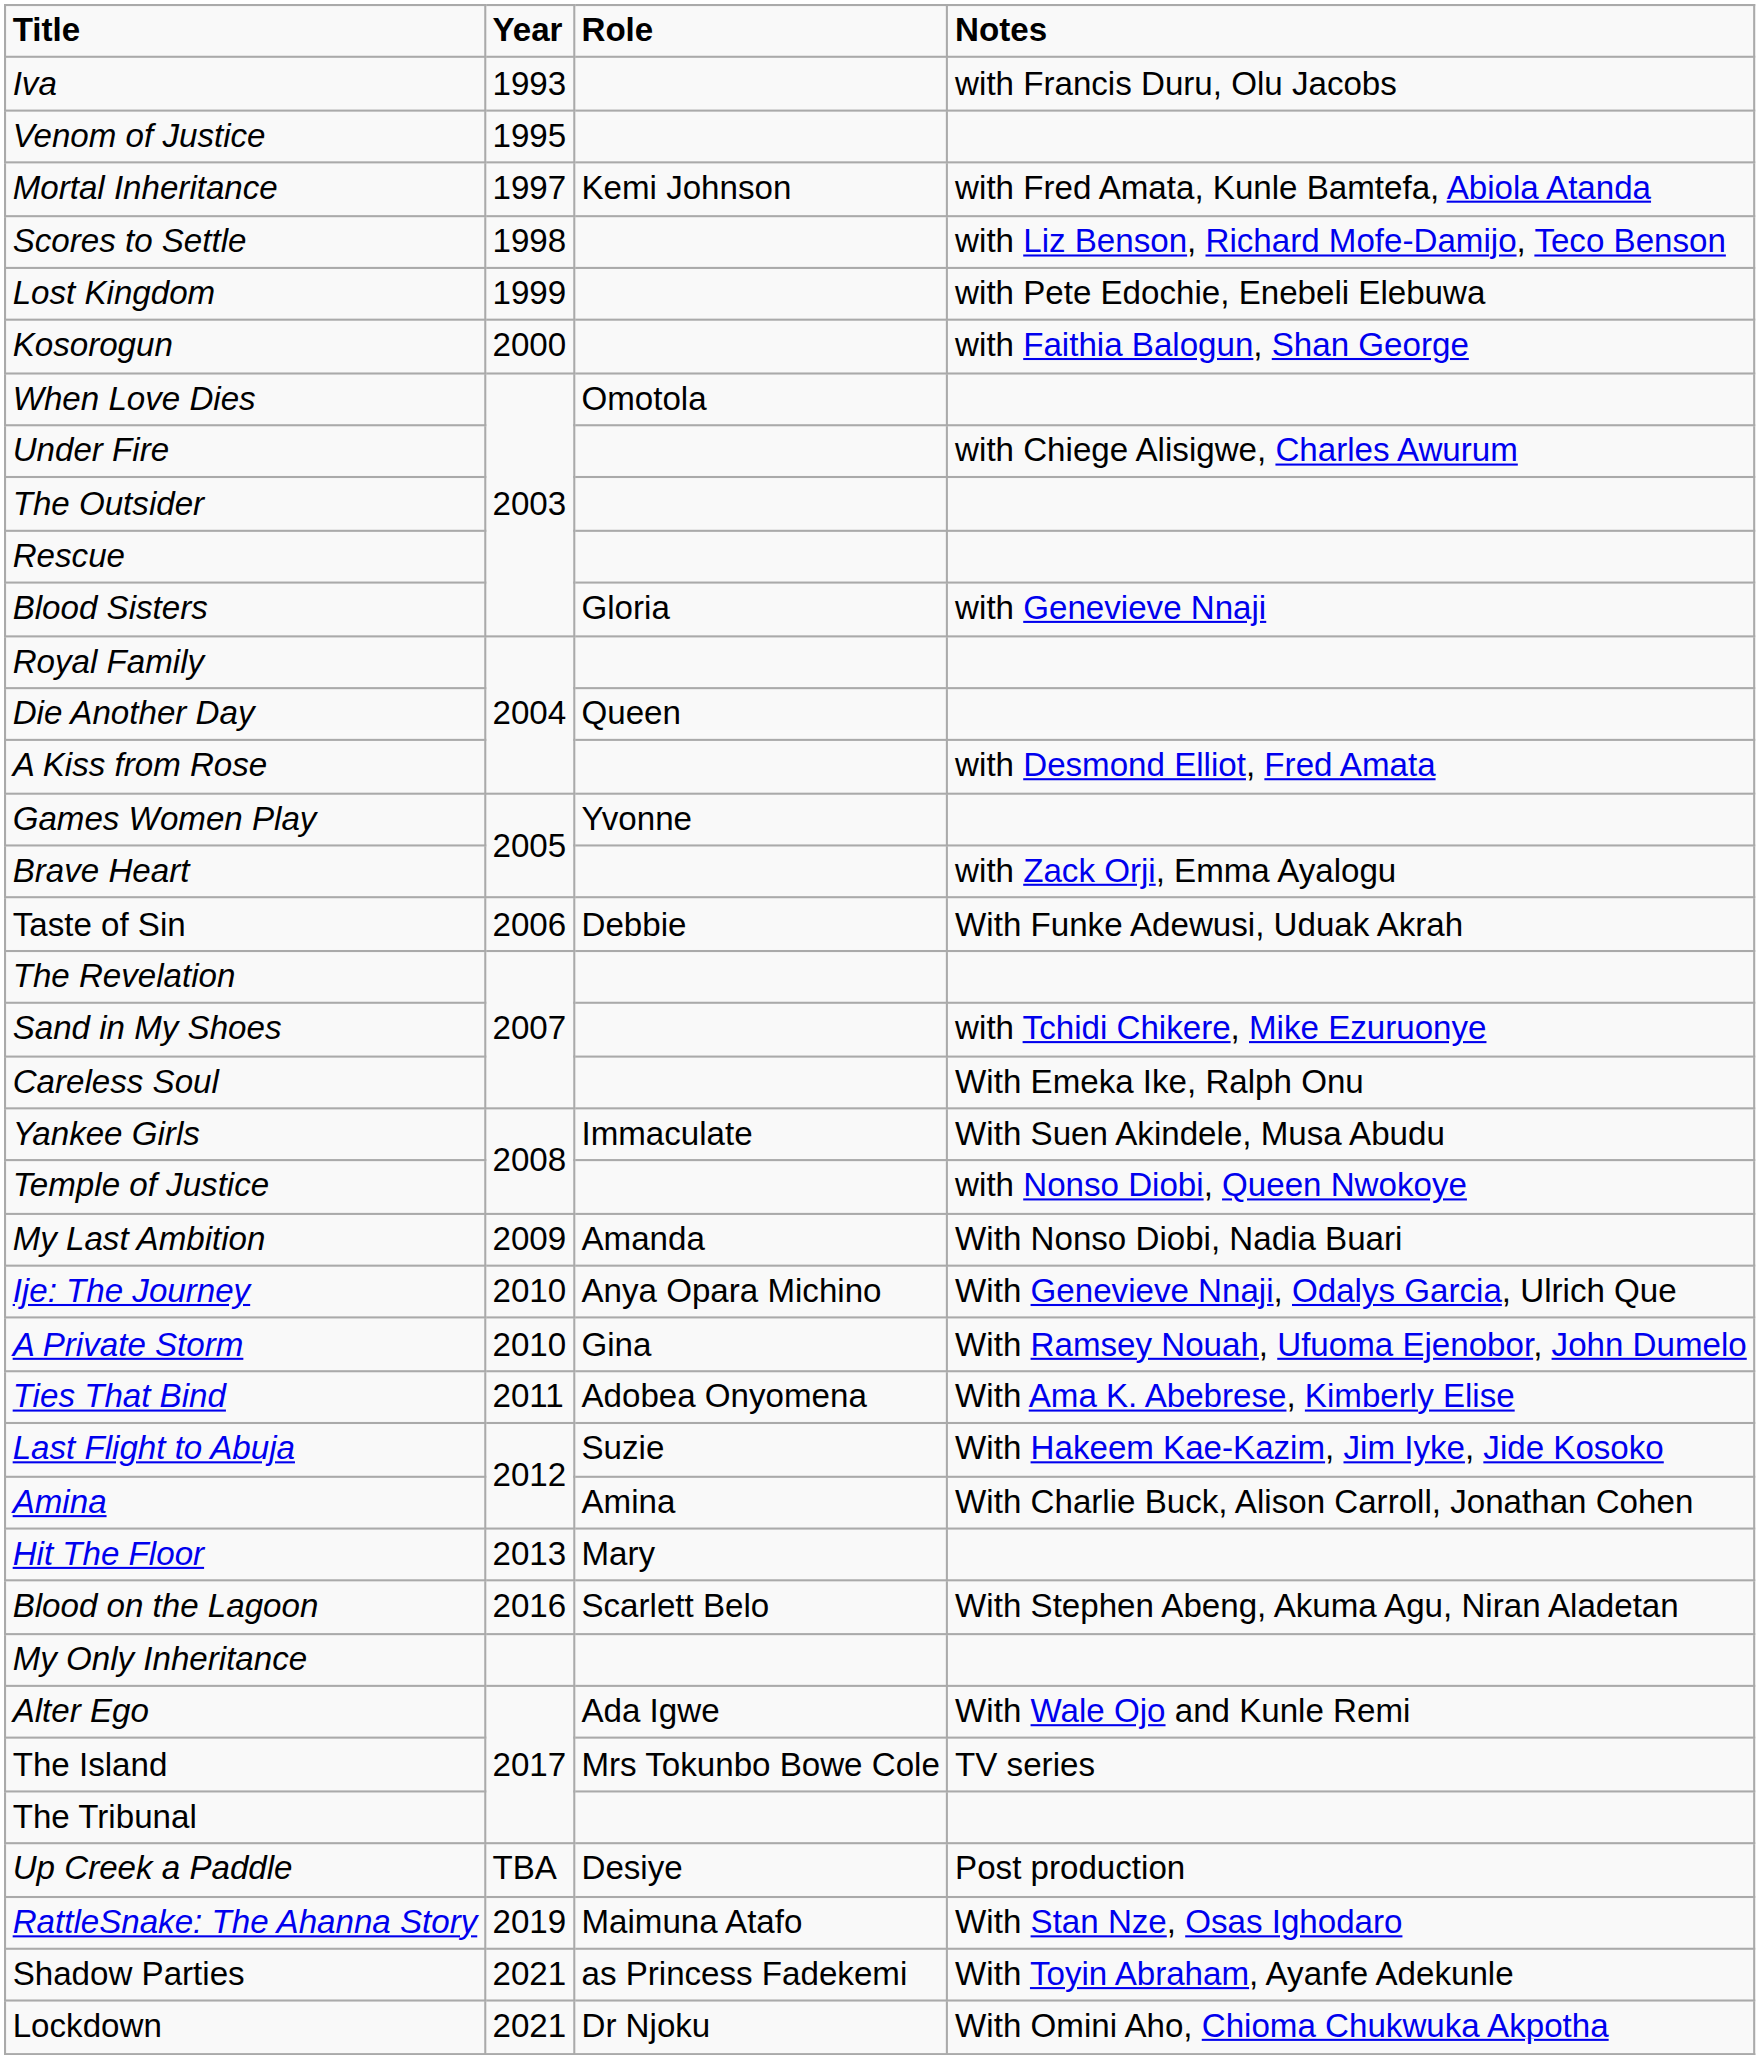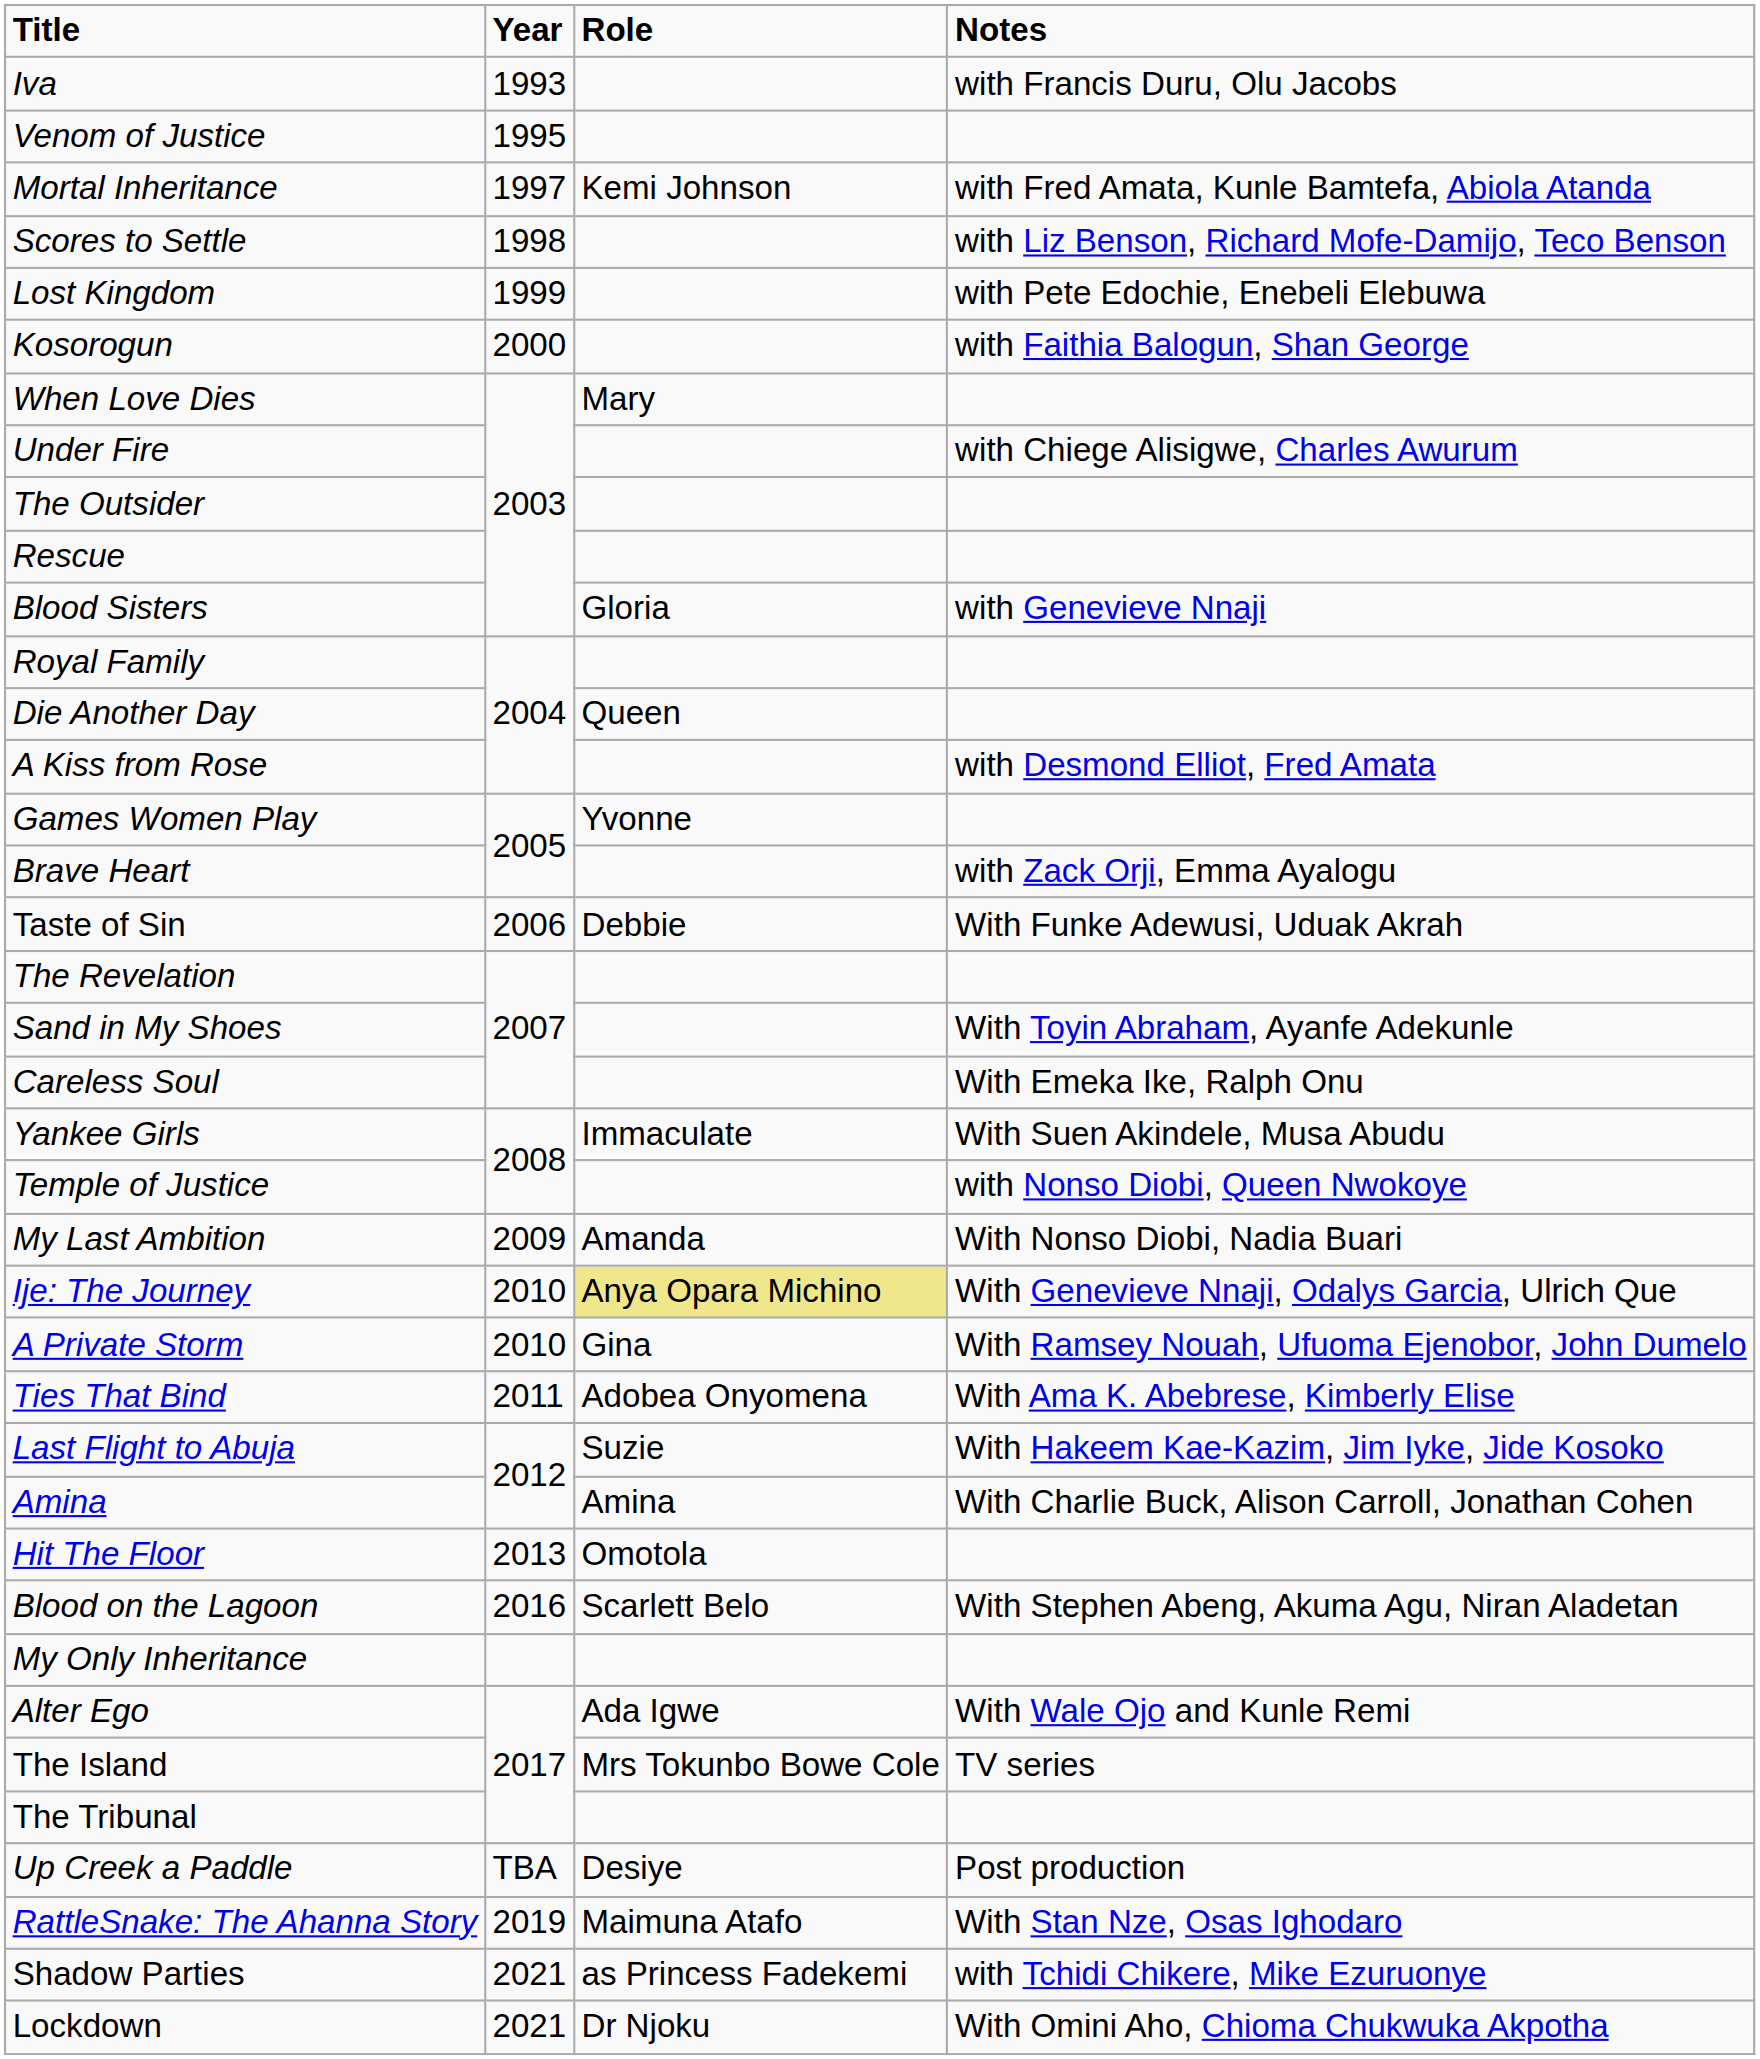(644, 398) Omotola -> (618, 398) Mary
(1221, 1028) with Tchidi Chikere, Mike Ezuruonye -> (1234, 1028) With Toyin Abraham, Ayanfe Adekunle
(732, 1291) no background -> (732, 1291) khaki background
(618, 1554) Mary -> (644, 1554) Omotola
(1234, 1974) With Toyin Abraham, Ayanfe Adekunle -> (1221, 1974) with Tchidi Chikere, Mike Ezuruonye
